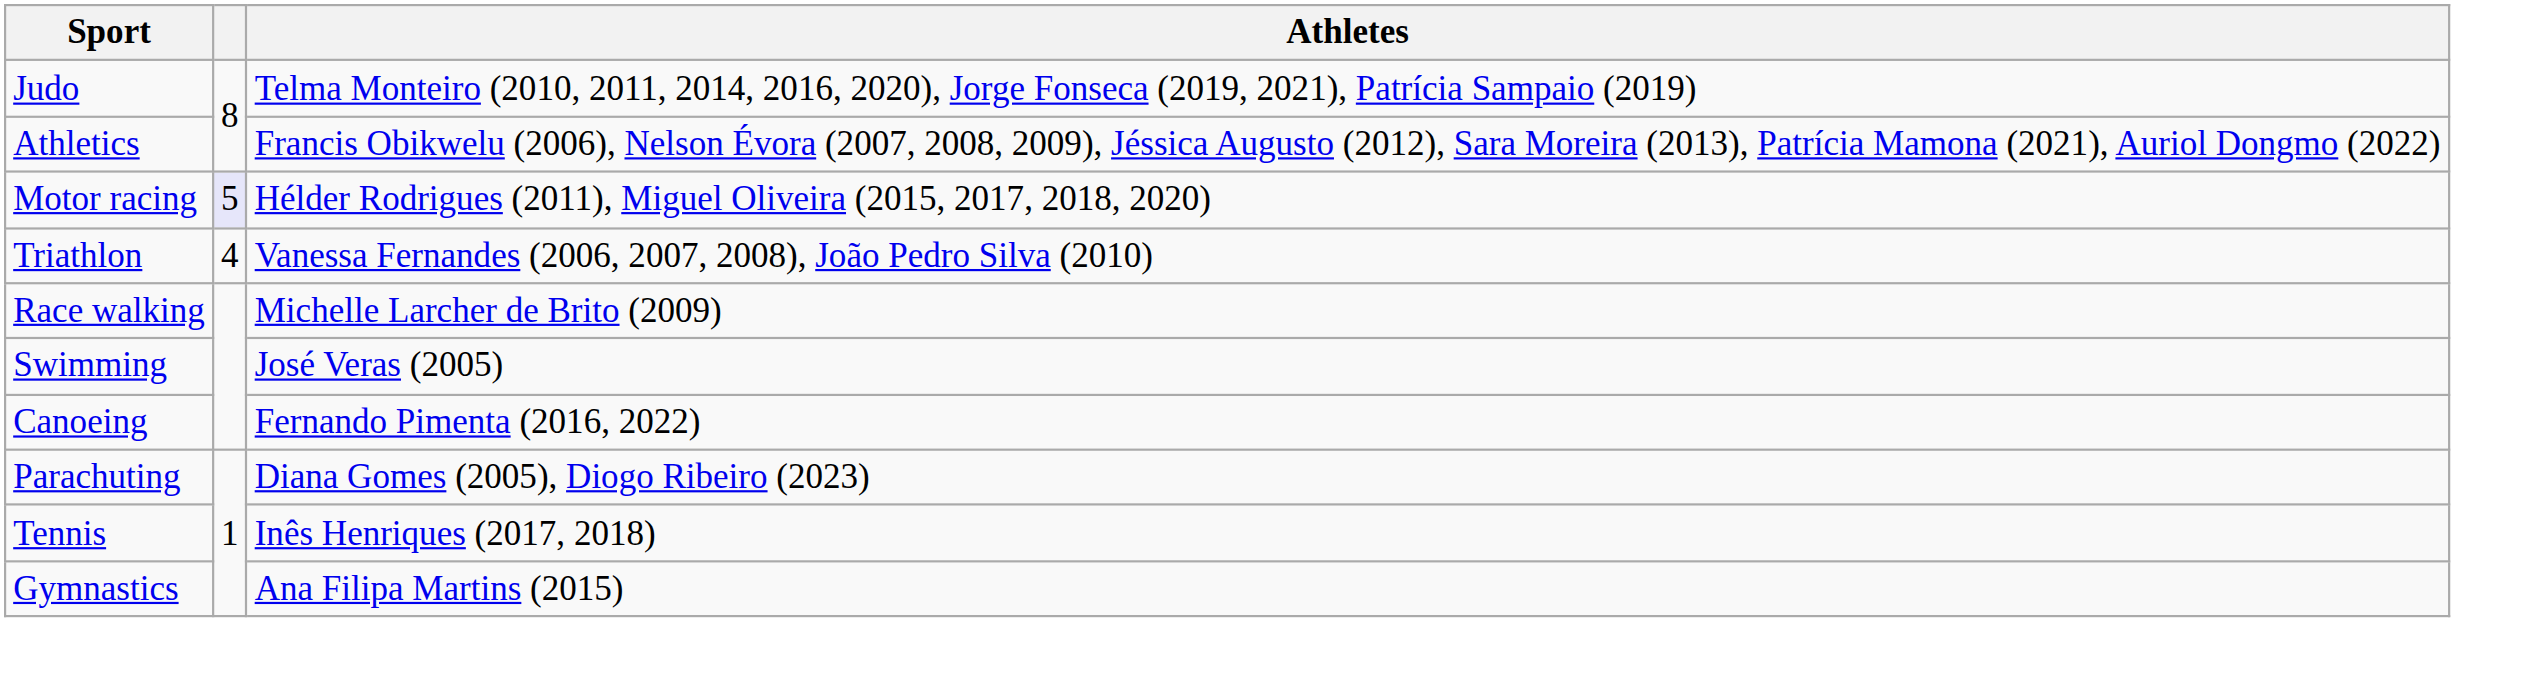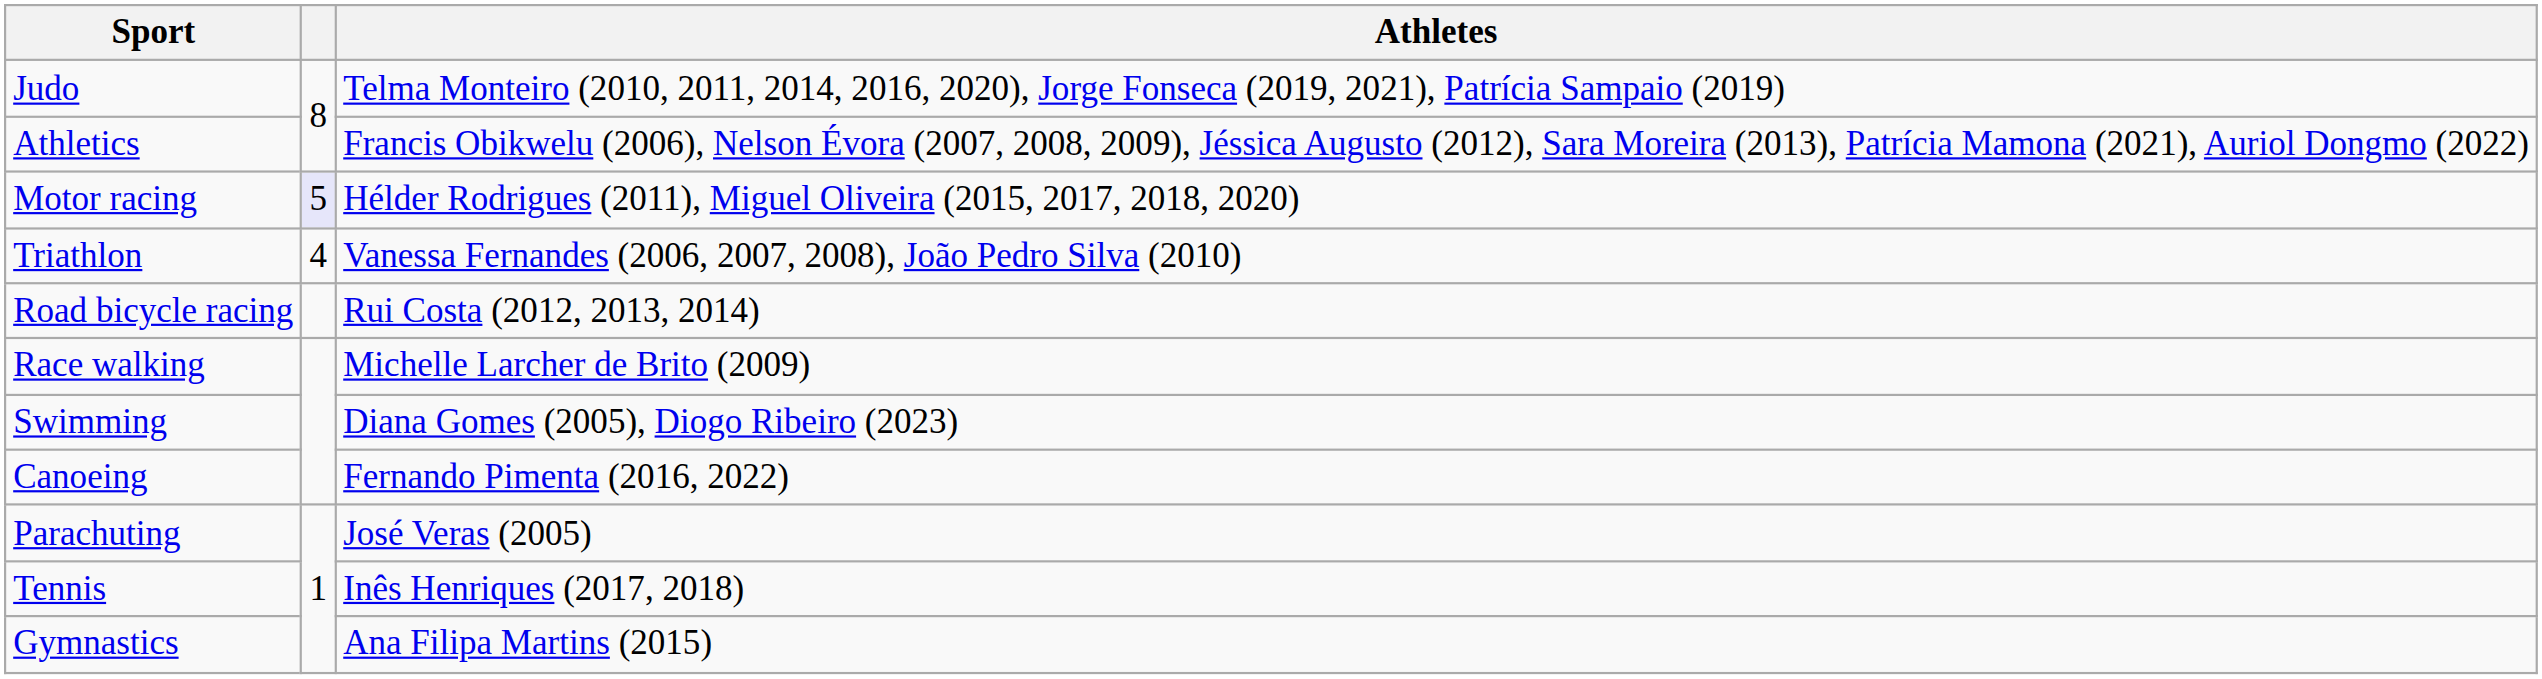+ row: (153, 310)
(379, 365) José Veras (2005) -> (651, 421) Diana Gomes (2005), Diogo Ribeiro (2023)
(562, 476) Diana Gomes (2005), Diogo Ribeiro (2023) -> (467, 532) José Veras (2005)
